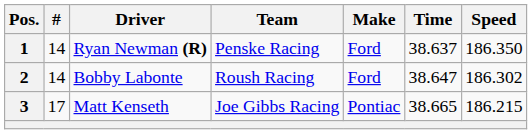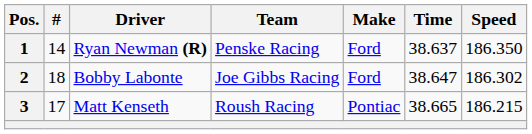(57, 77) 14 -> (57, 77) 18
(265, 77) Roush Racing -> (277, 77) Joe Gibbs Racing
(277, 106) Joe Gibbs Racing -> (265, 106) Roush Racing
